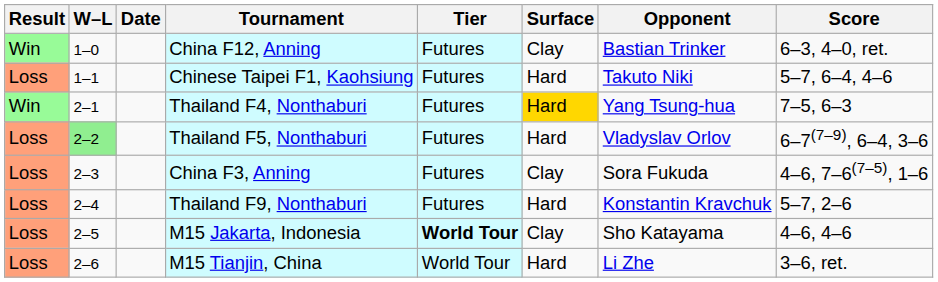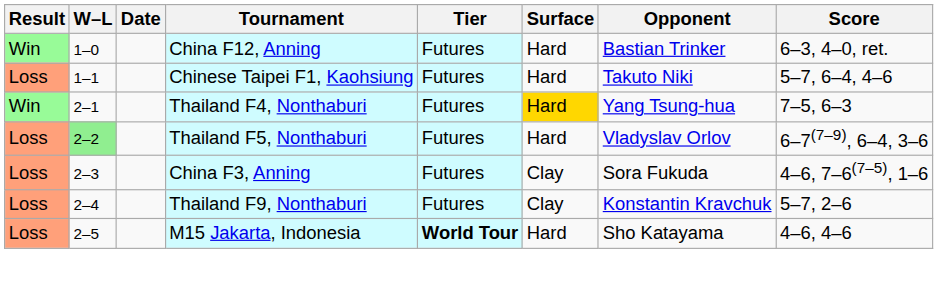(545, 48) Clay -> (547, 48) Hard
(547, 204) Hard -> (545, 204) Clay
(545, 233) Clay -> (547, 233) Hard
- row: (245, 262)
